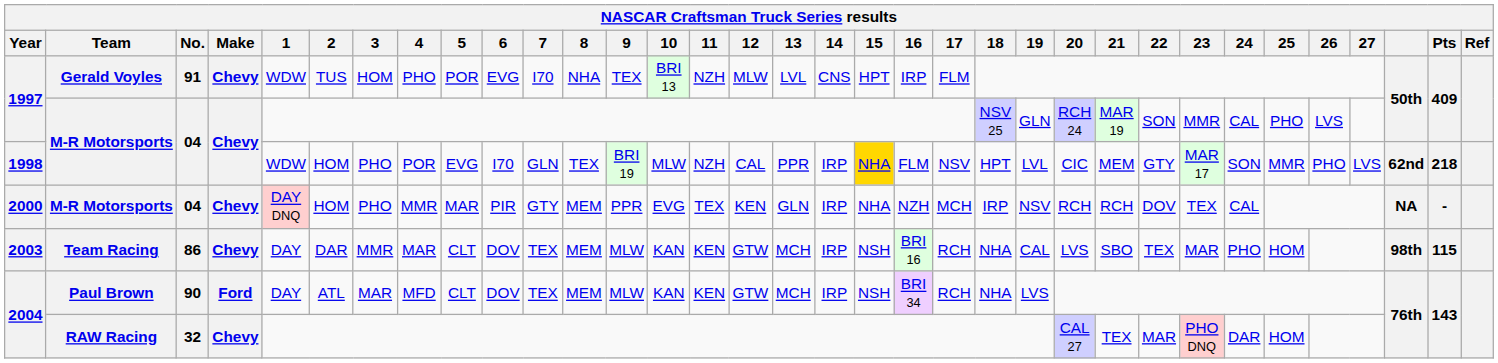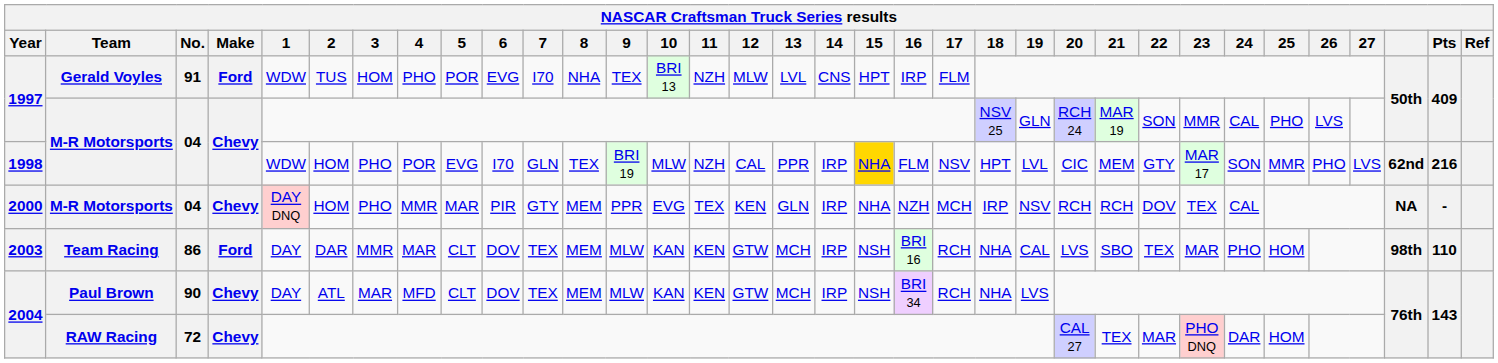(235, 77) Chevy -> (235, 77) Ford
(1444, 163) 218 -> (1444, 163) 216
(235, 250) Chevy -> (235, 250) Ford
(1444, 250) 115 -> (1444, 250) 110
(235, 293) Ford -> (235, 293) Chevy
(193, 336) 32 -> (193, 336) 72
